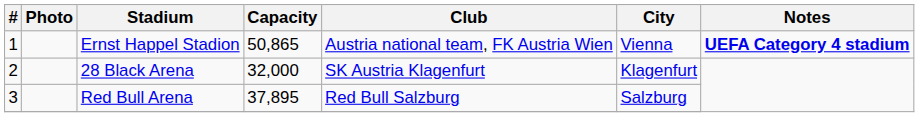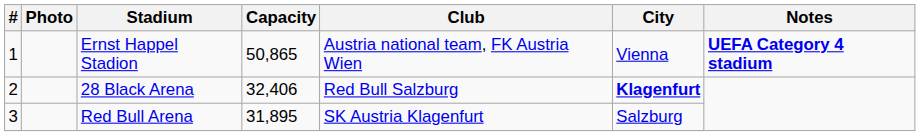(273, 71) 32,000 -> (272, 90) 32,406
(405, 71) SK Austria Klagenfurt -> (391, 90) Red Bull Salzburg
(659, 71) normal -> (658, 90) bold
(273, 97) 37,895 -> (272, 116) 31,895
(392, 97) Red Bull Salzburg -> (404, 116) SK Austria Klagenfurt
